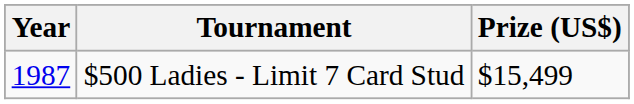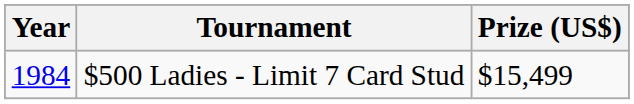(41, 74) 1987 -> (41, 74) 1984
